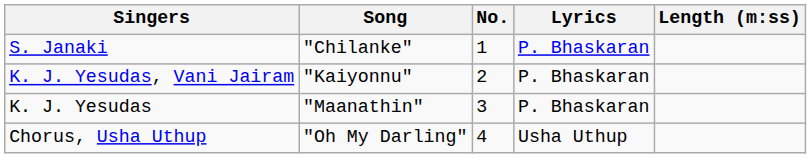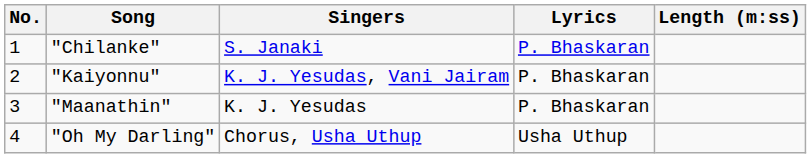columns swapped: (493, 20) <-> (152, 20)
